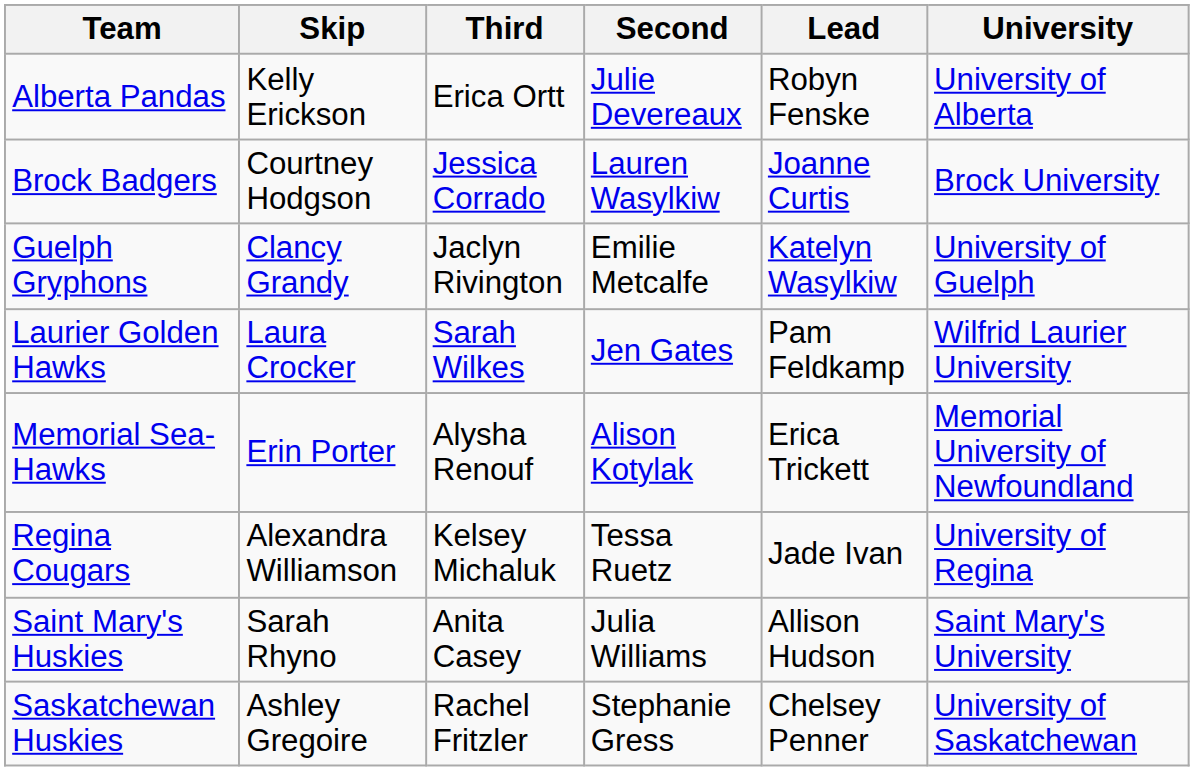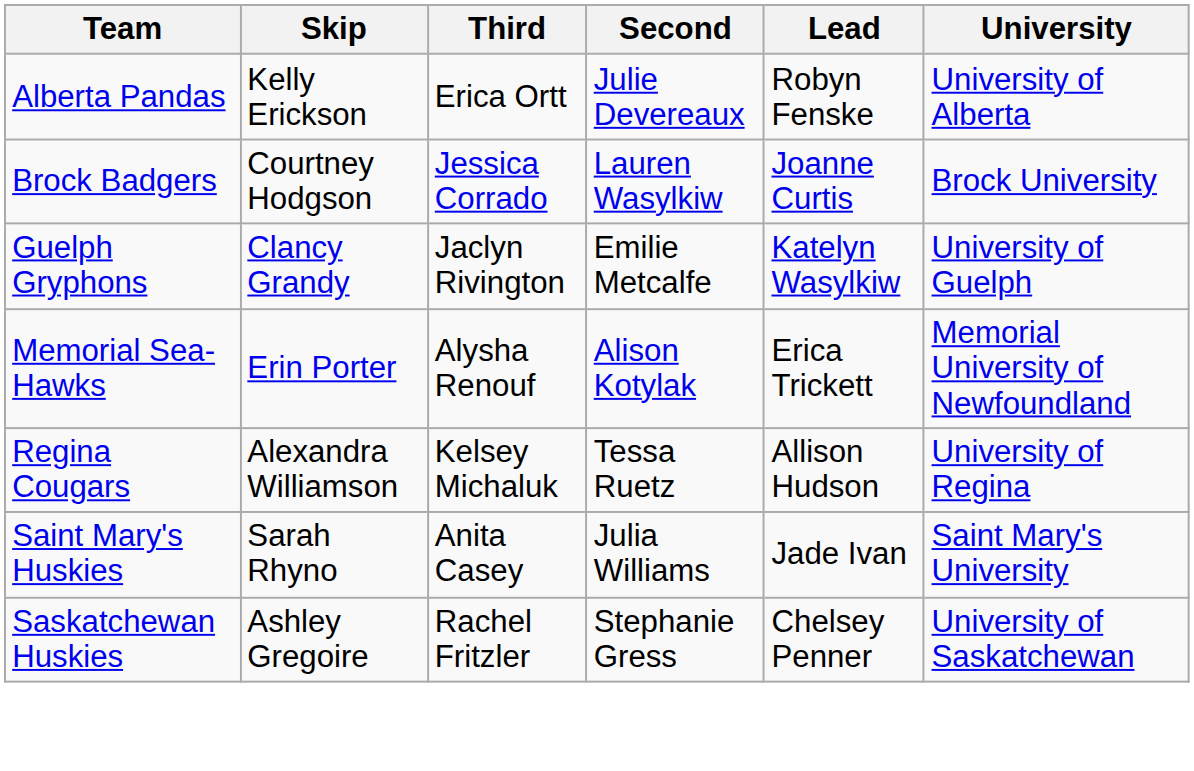- row: (115, 350)
(836, 554) Jade Ivan -> (825, 469) Allison Hudson
(822, 638) Allison Hudson -> (839, 554) Jade Ivan
